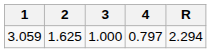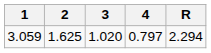(105, 36) 1.000 -> (105, 36) 1.020
